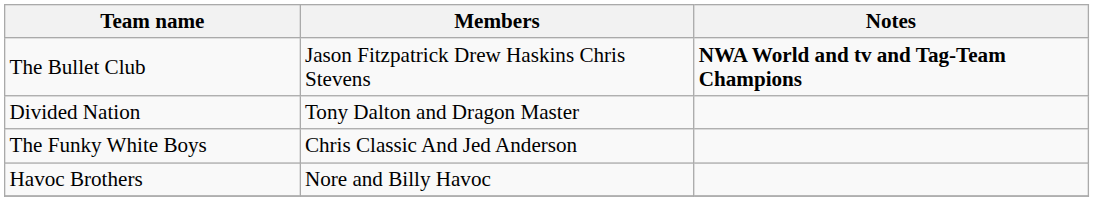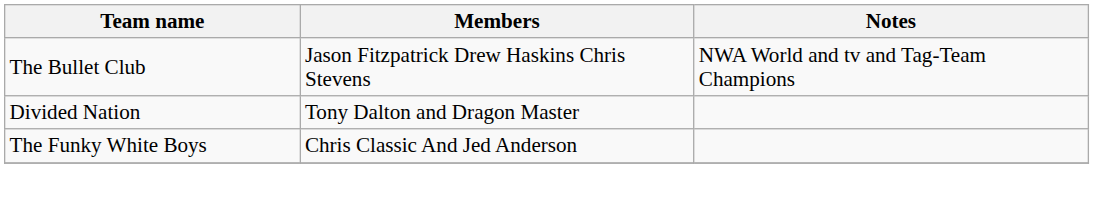(852, 66) bold -> (842, 66) normal
- row: (76, 178)
